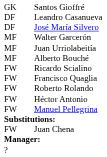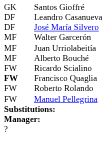(11, 78) normal -> (11, 78) bold
- row: (61, 99)
- row: (54, 129)
